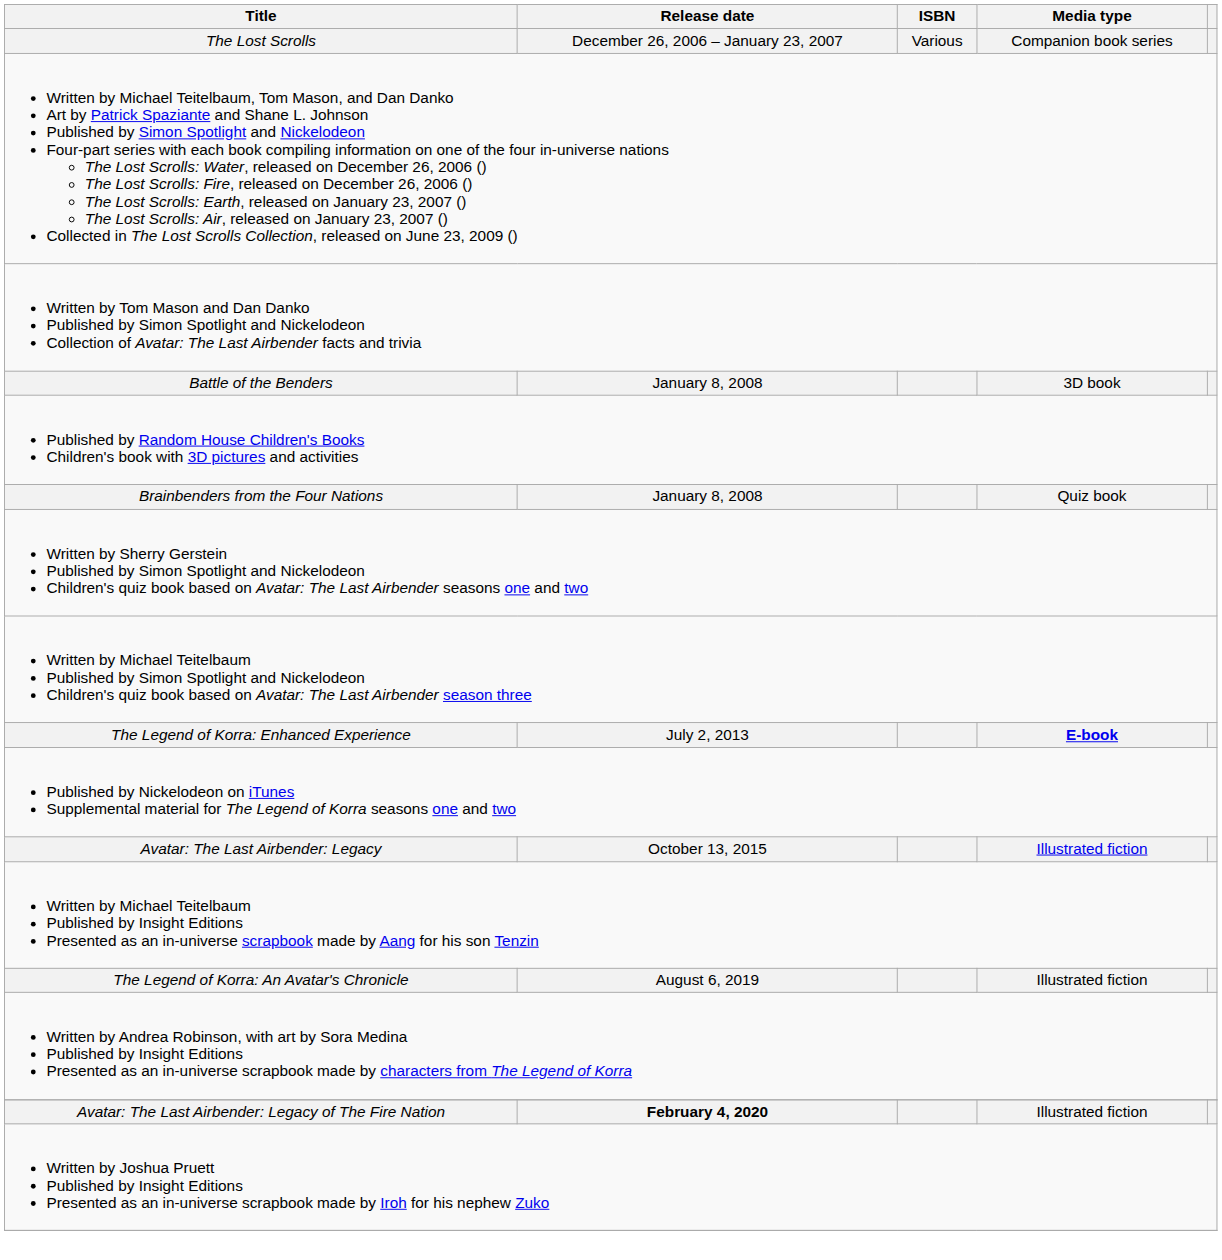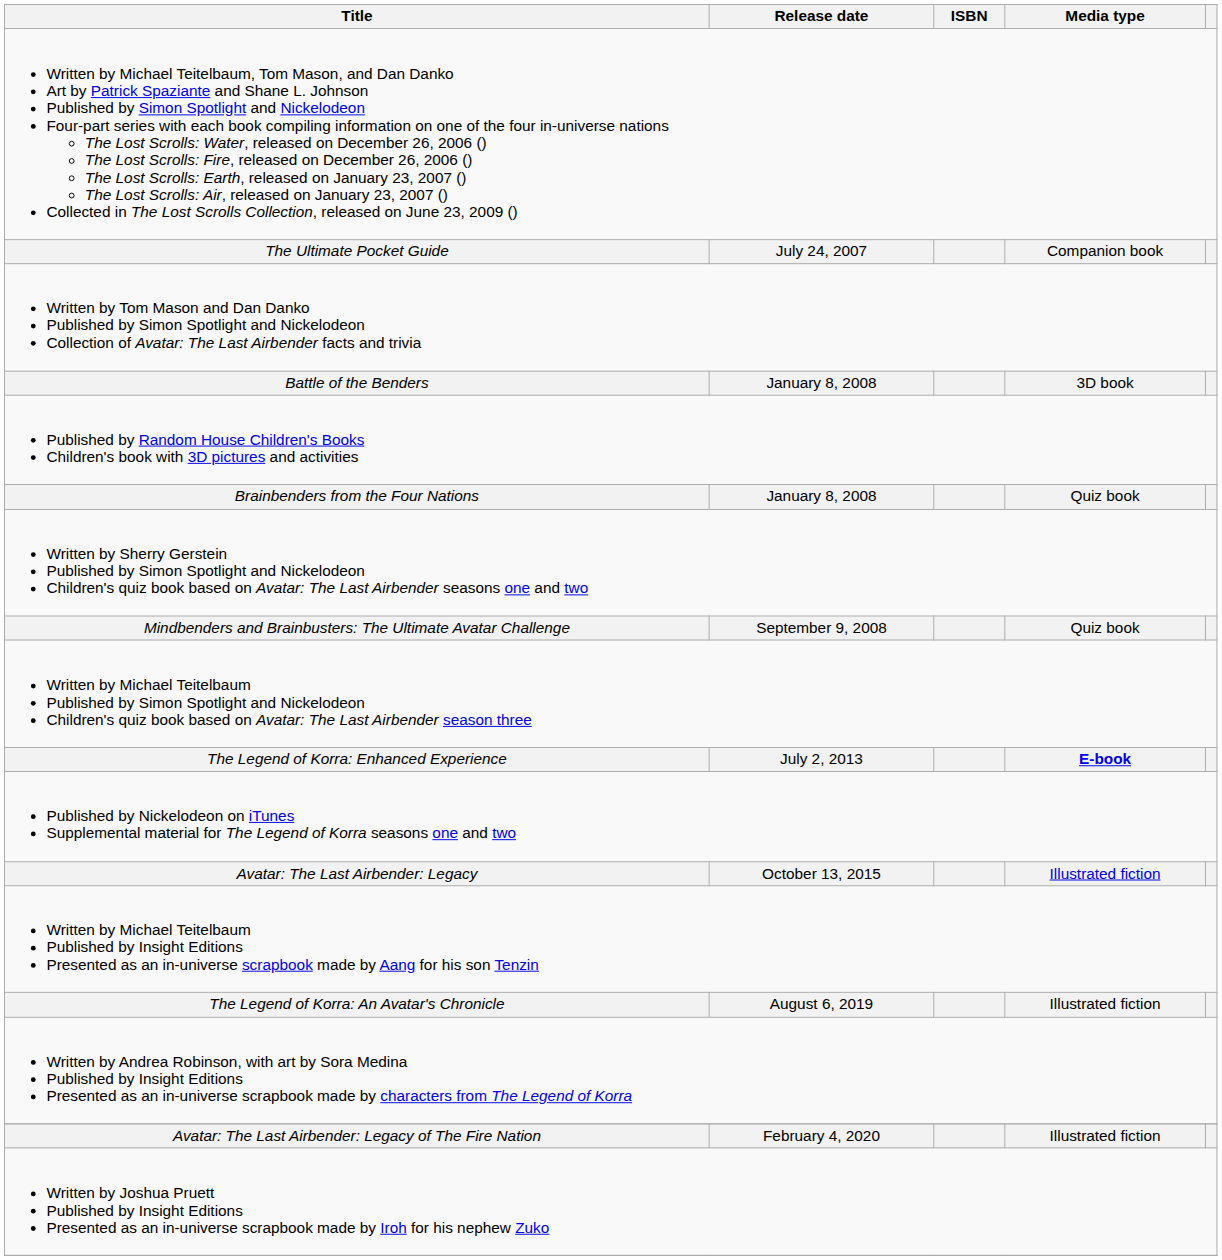- row: (261, 41)
+ row: (357, 251)
+ row: (357, 628)
(707, 1111) bold -> (821, 1136) normal
